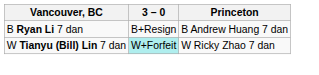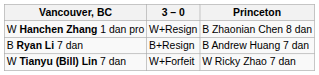+ row: (75, 29)
(154, 45) paleturquoise background -> (172, 62) no background
